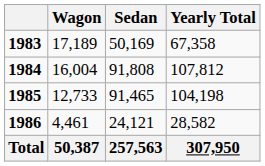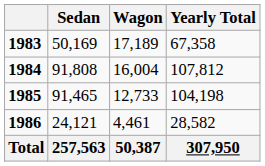columns swapped: (136, 17) <-> (77, 17)
